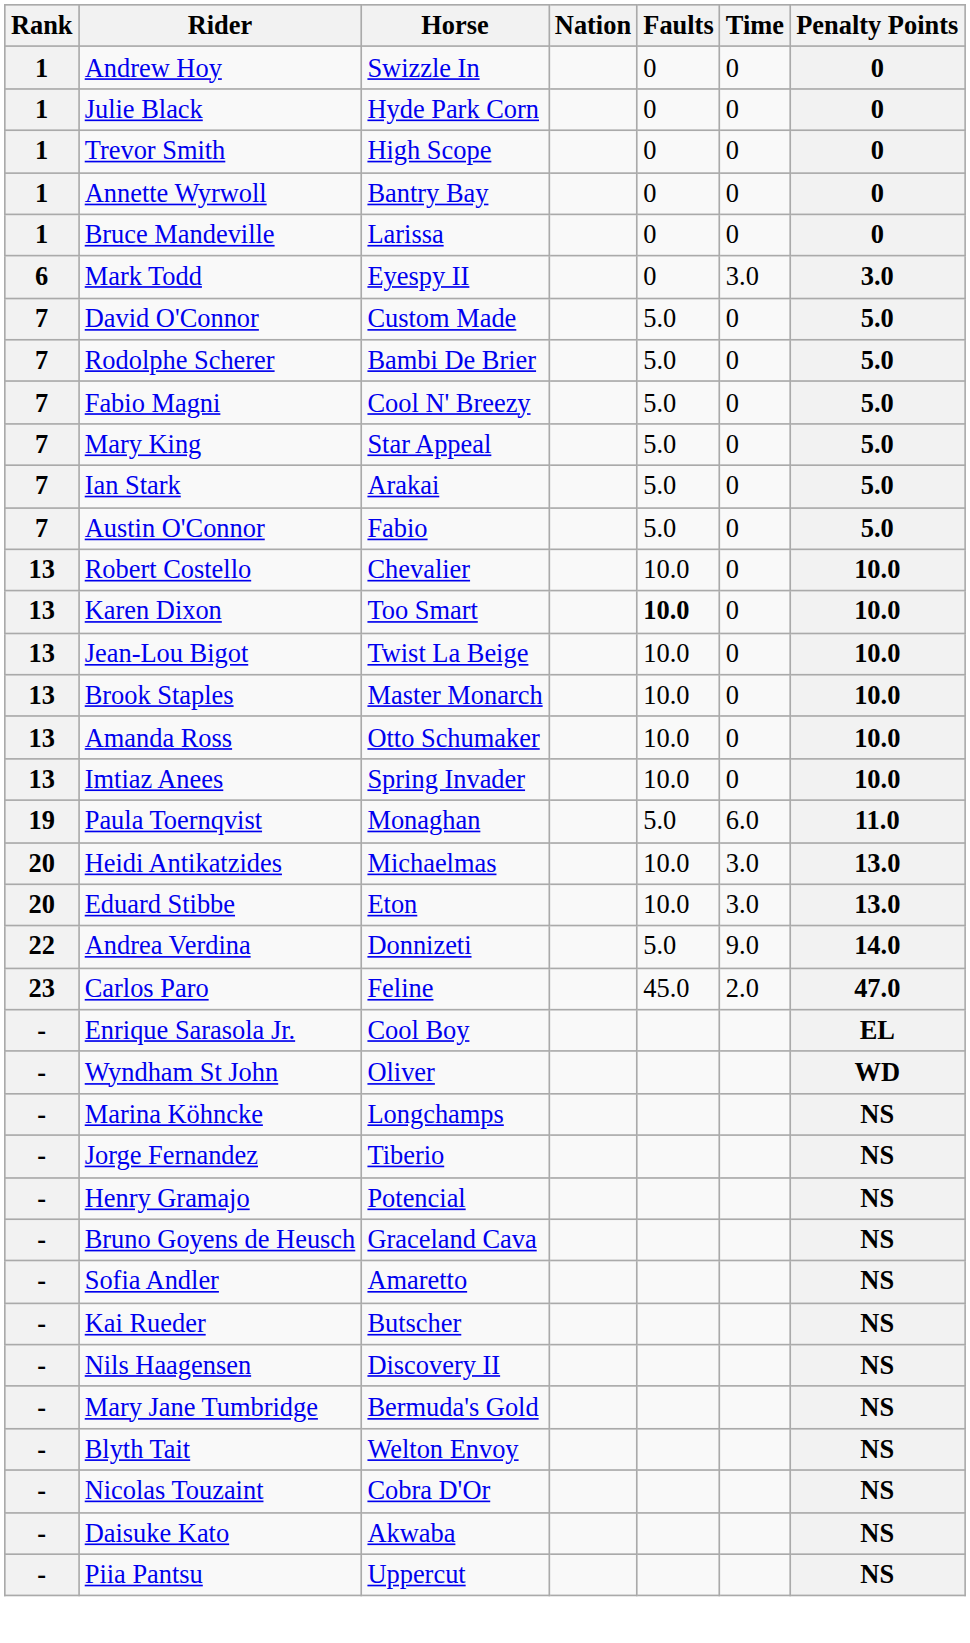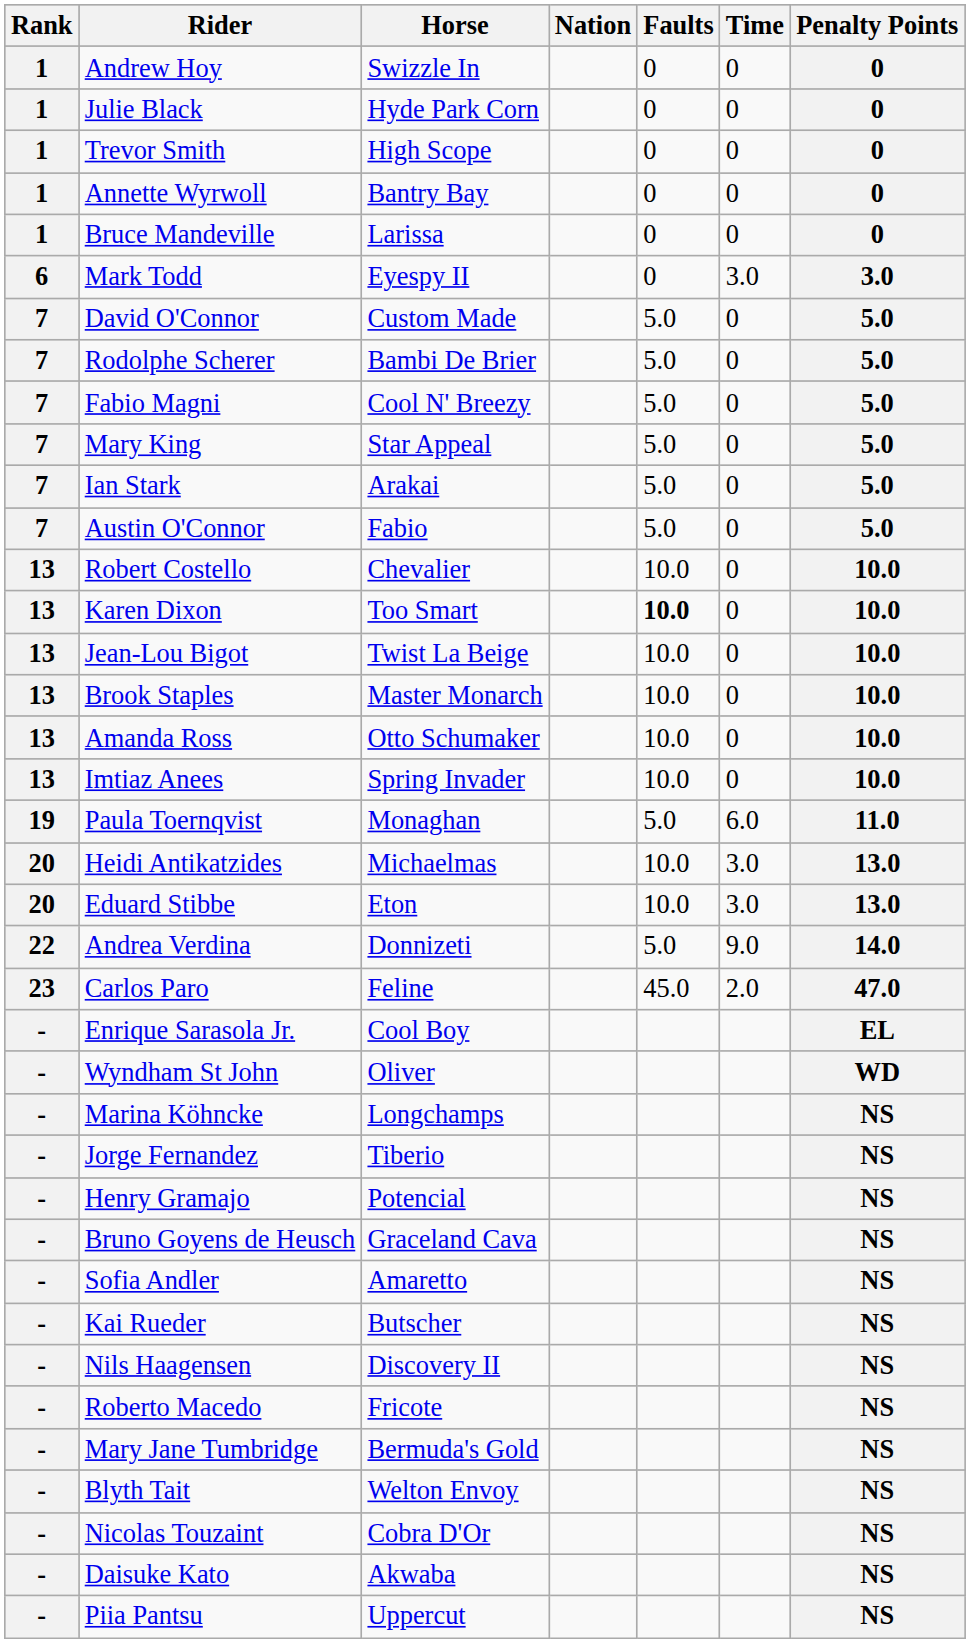+ row: (173, 1407)
